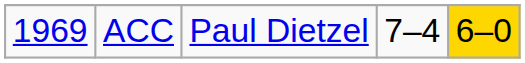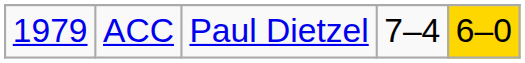(50, 31) 1969 -> (50, 31) 1979
